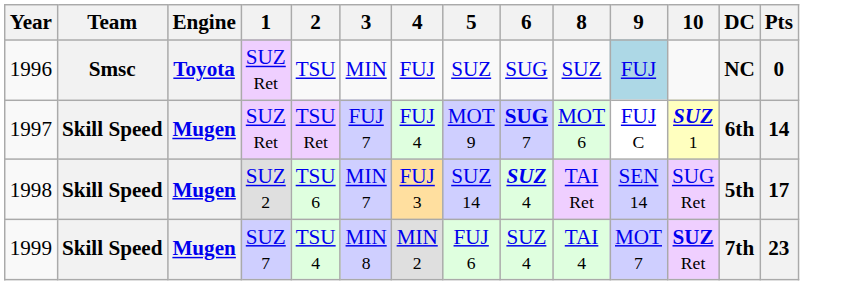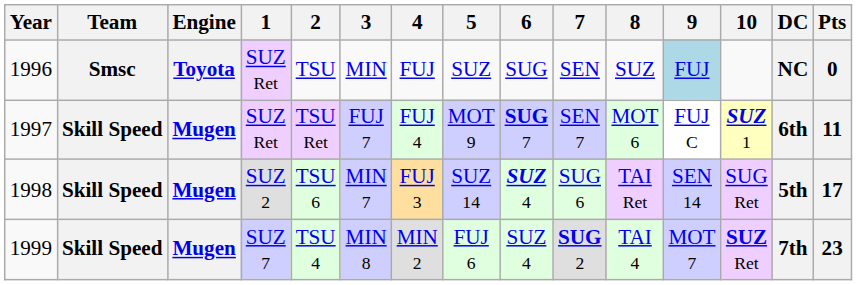+ column: (580, 22)
(779, 129) 14 -> (832, 129) 11
